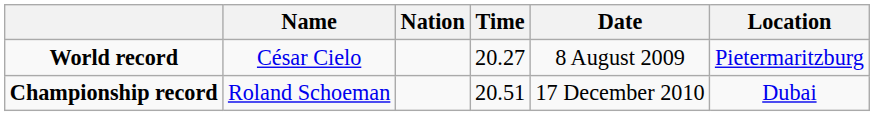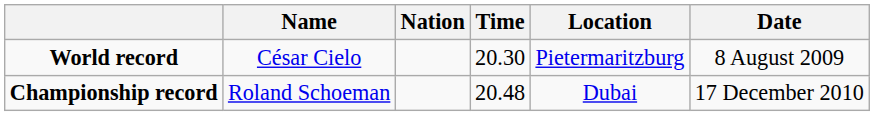columns swapped: (789, 22) <-> (620, 22)
(500, 57) 20.27 -> (500, 57) 20.30
(500, 92) 20.51 -> (500, 92) 20.48
